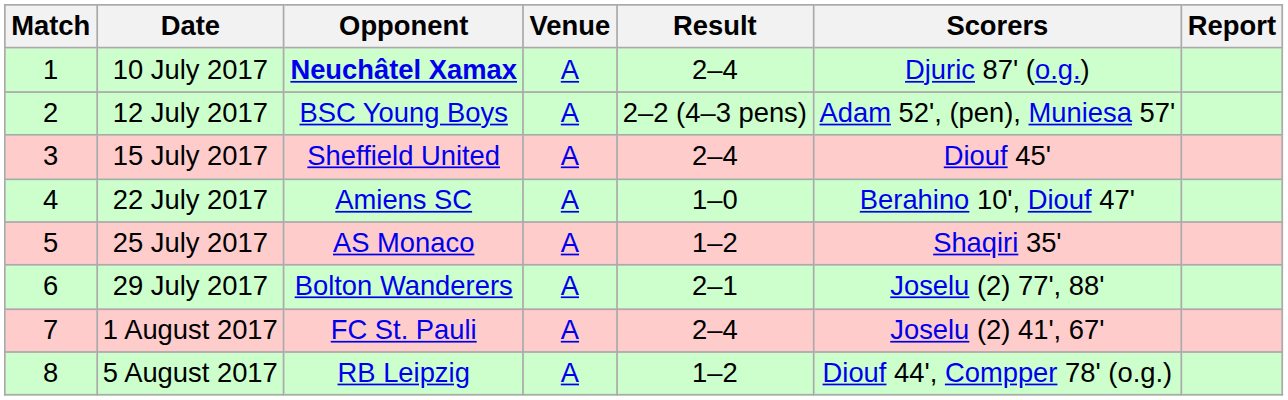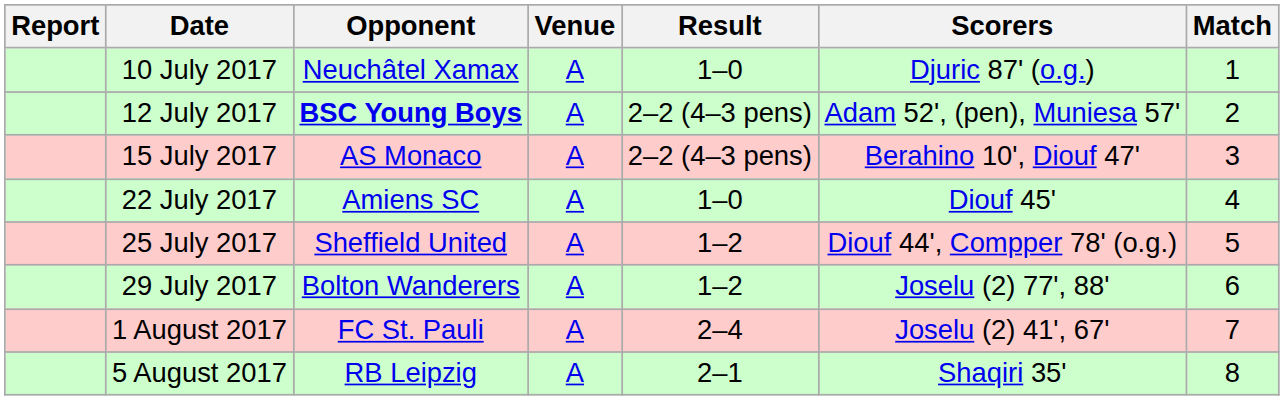columns swapped: (51, 26) <-> (1232, 26)
(404, 69) bold -> (411, 69) normal
(715, 69) 2–4 -> (720, 69) 1–0
(404, 112) normal -> (411, 112) bold
(404, 156) Sheffield United -> (411, 156) AS Monaco
(715, 156) 2–4 -> (720, 156) 2–2 (4–3 pens)
(997, 156) Diouf 45' -> (1002, 156) Berahino 10', Diouf 47'
(997, 199) Berahino 10', Diouf 47' -> (1002, 199) Diouf 45'
(404, 243) AS Monaco -> (411, 243) Sheffield United
(997, 243) Shaqiri 35' -> (1002, 243) Diouf 44', Compper 78' (o.g.)
(715, 286) 2–1 -> (720, 286) 1–2
(715, 373) 1–2 -> (720, 373) 2–1
(997, 373) Diouf 44', Compper 78' (o.g.) -> (1002, 373) Shaqiri 35'
